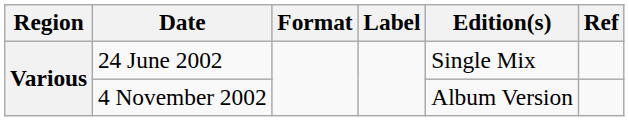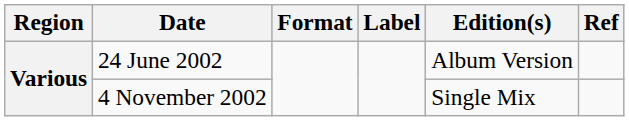(483, 60) Single Mix -> (502, 60) Album Version
(502, 97) Album Version -> (483, 97) Single Mix
